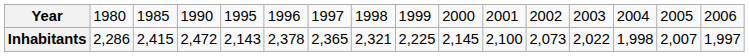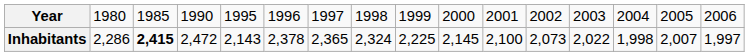(155, 39) normal -> (155, 39) bold
(373, 39) 2,321 -> (373, 39) 2,324
